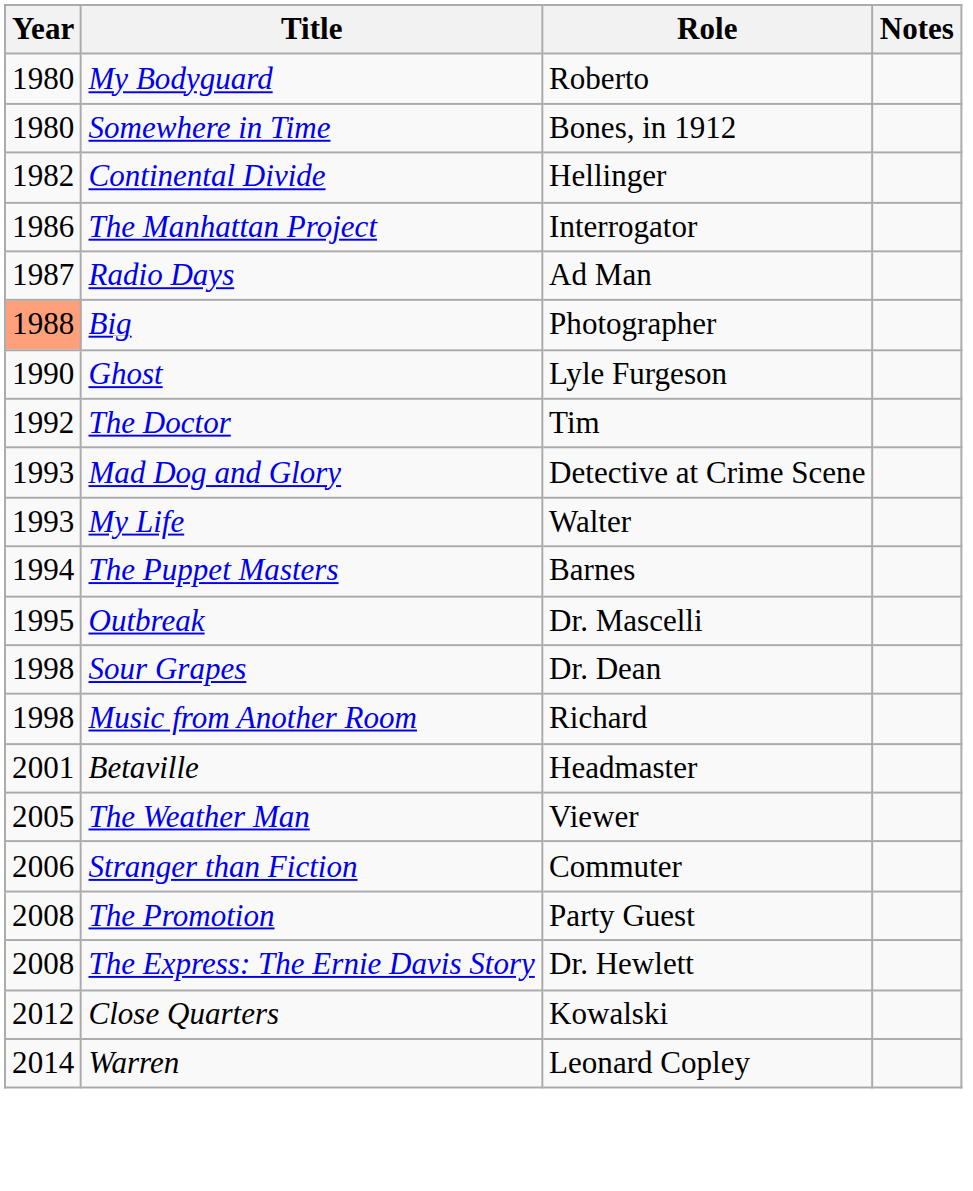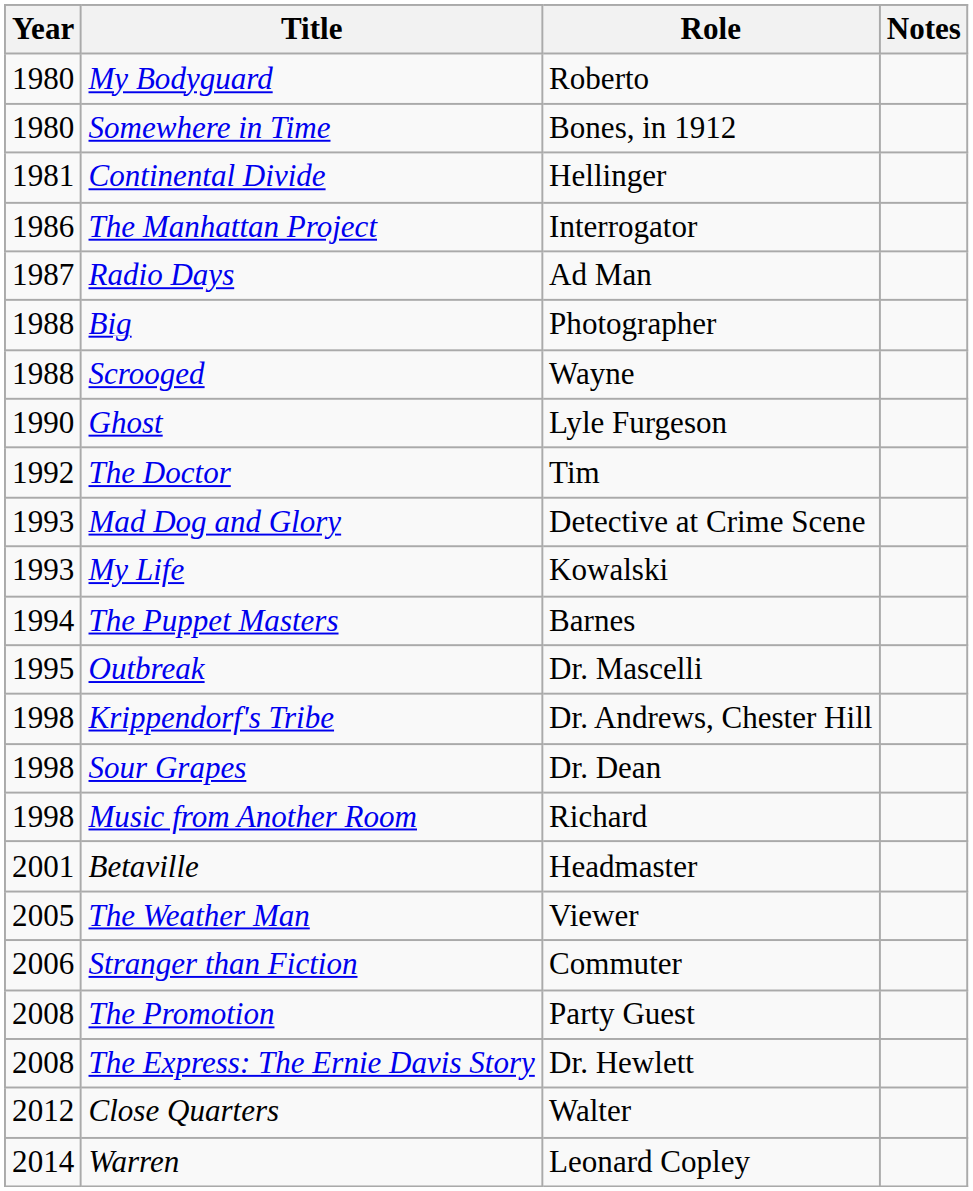(43, 176) 1982 -> (43, 176) 1981
(43, 324) lightsalmon background -> (43, 324) no background
+ row: (147, 373)
(590, 521) Walter -> (609, 570) Kowalski
+ row: (211, 718)
(609, 1013) Kowalski -> (590, 1112) Walter
